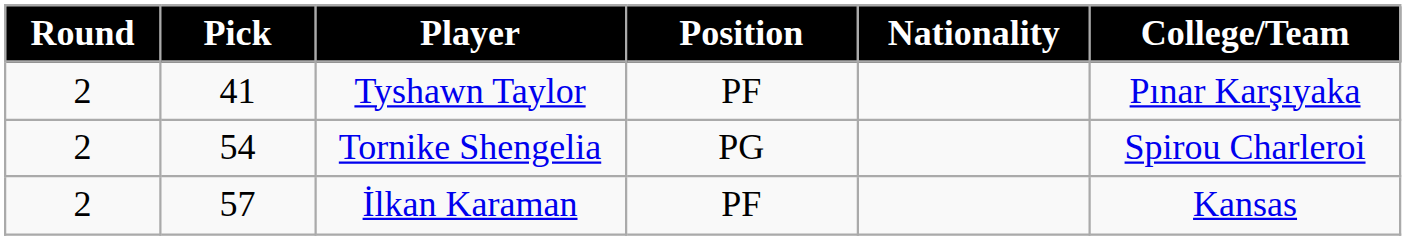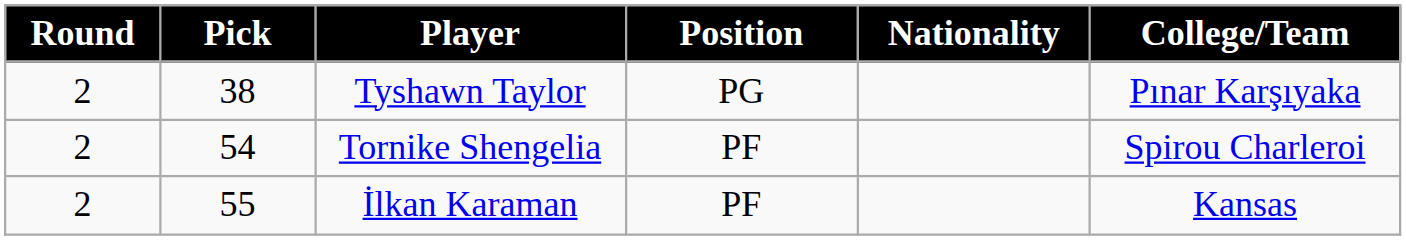(238, 90) 41 -> (238, 90) 38
(741, 90) PF -> (741, 90) PG
(741, 147) PG -> (741, 147) PF
(238, 204) 57 -> (238, 204) 55
